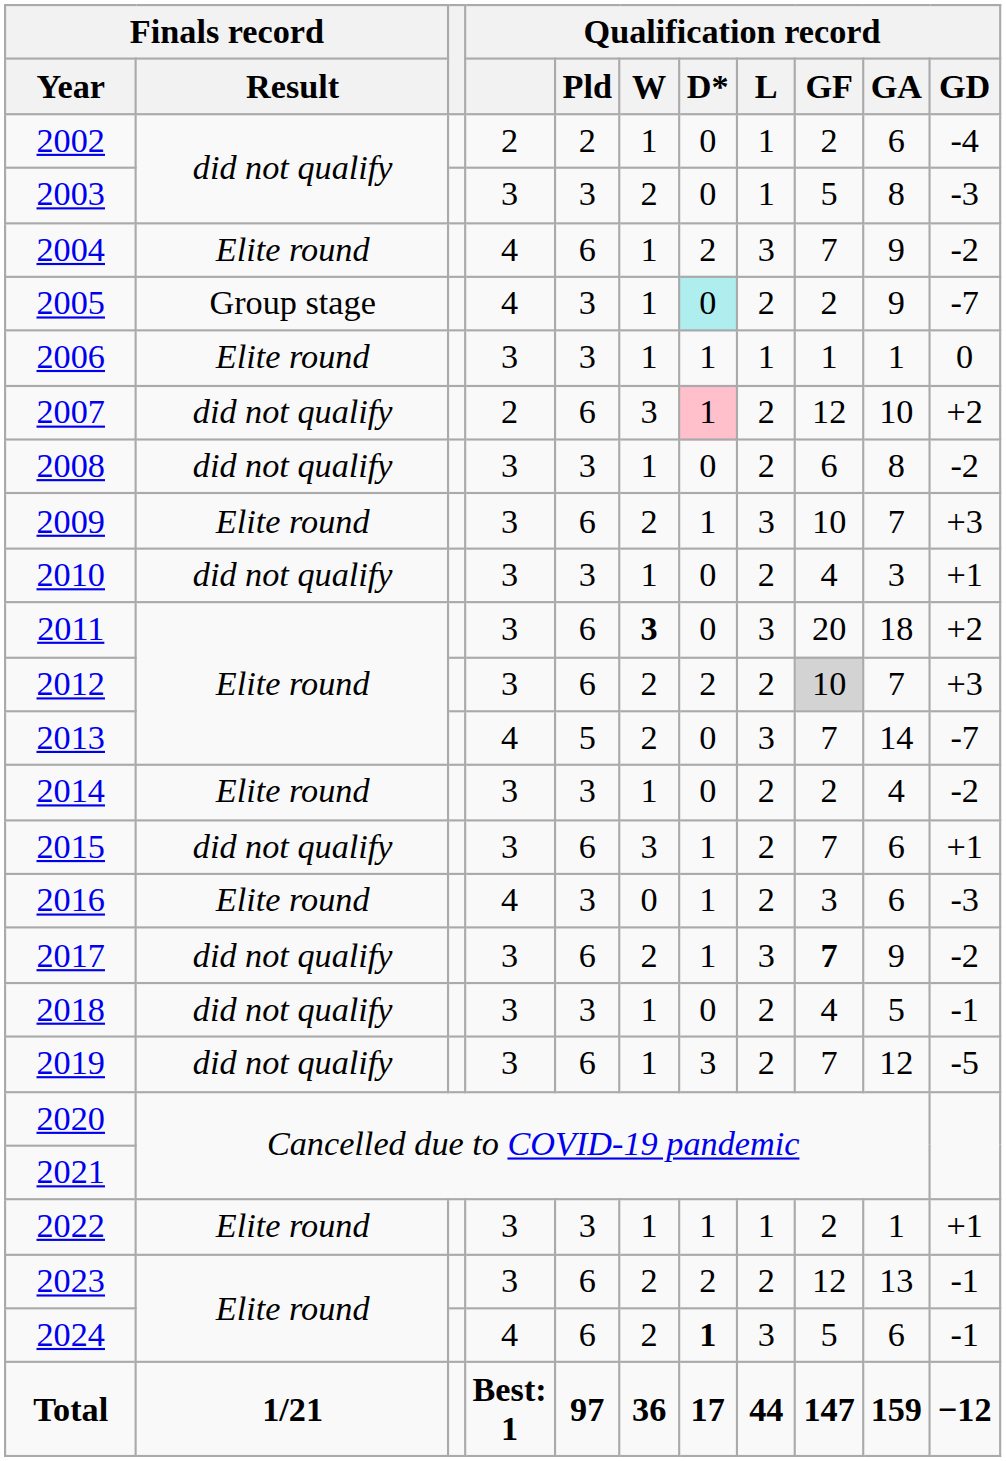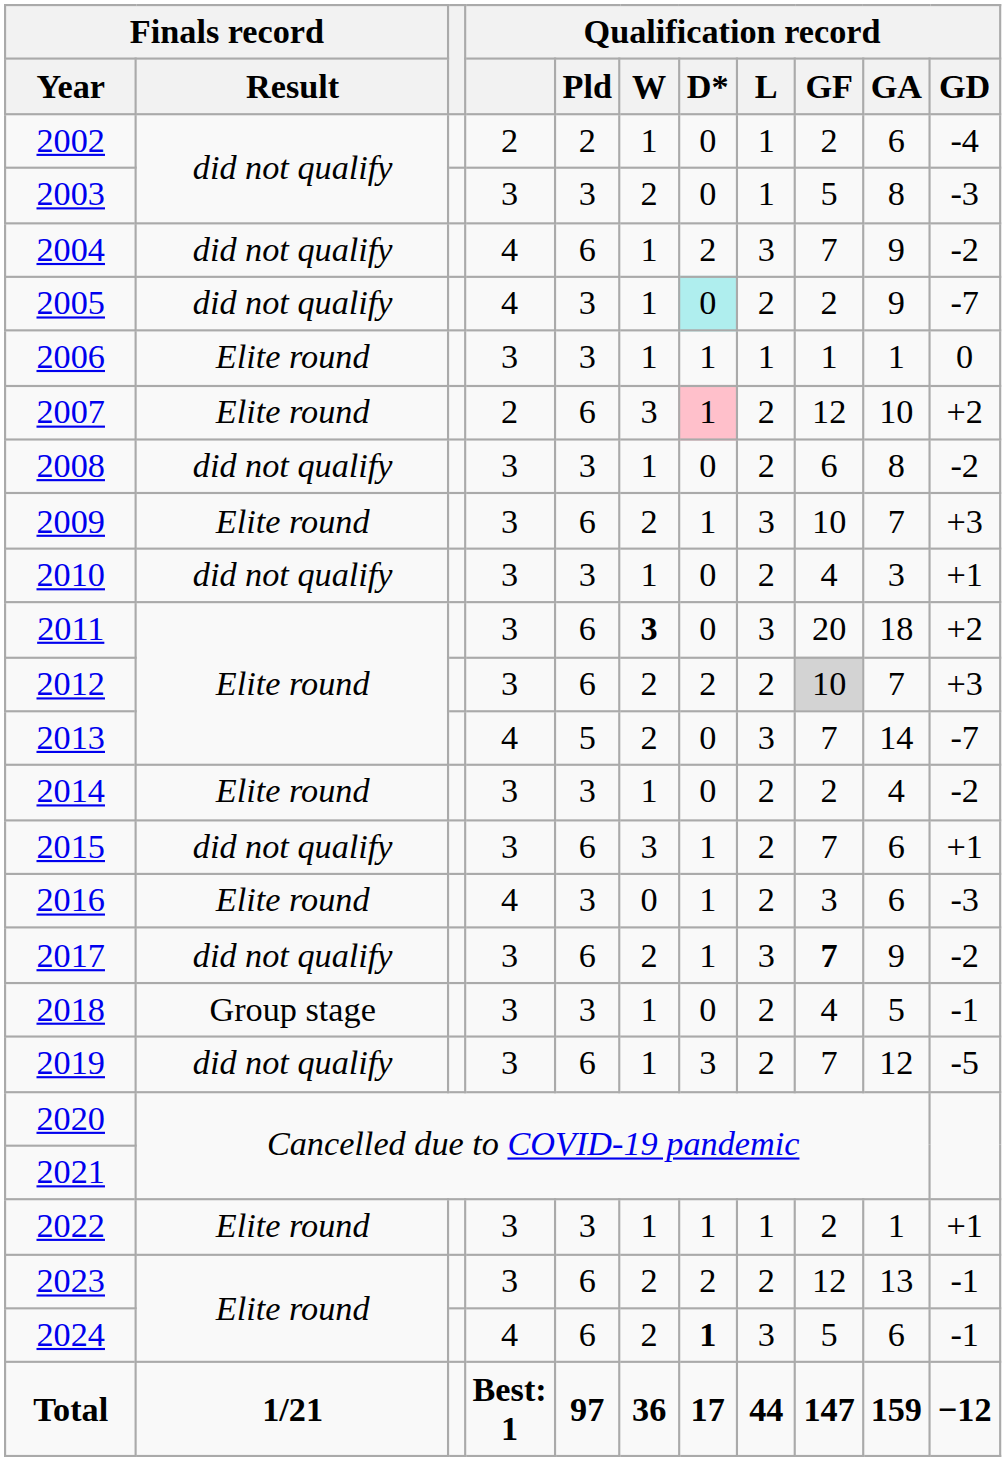(293, 248) Elite round -> (293, 248) did not qualify
(293, 303) Group stage -> (293, 303) did not qualify
(293, 411) did not qualify -> (293, 411) Elite round
(293, 1009) did not qualify -> (293, 1009) Group stage
